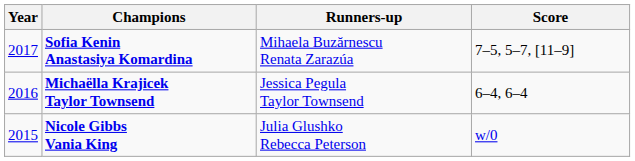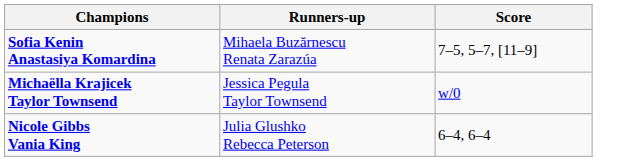- column: (23, 17)
(501, 93) 6–4, 6–4 -> (449, 93) w/0
(486, 135) w/0 -> (464, 135) 6–4, 6–4
